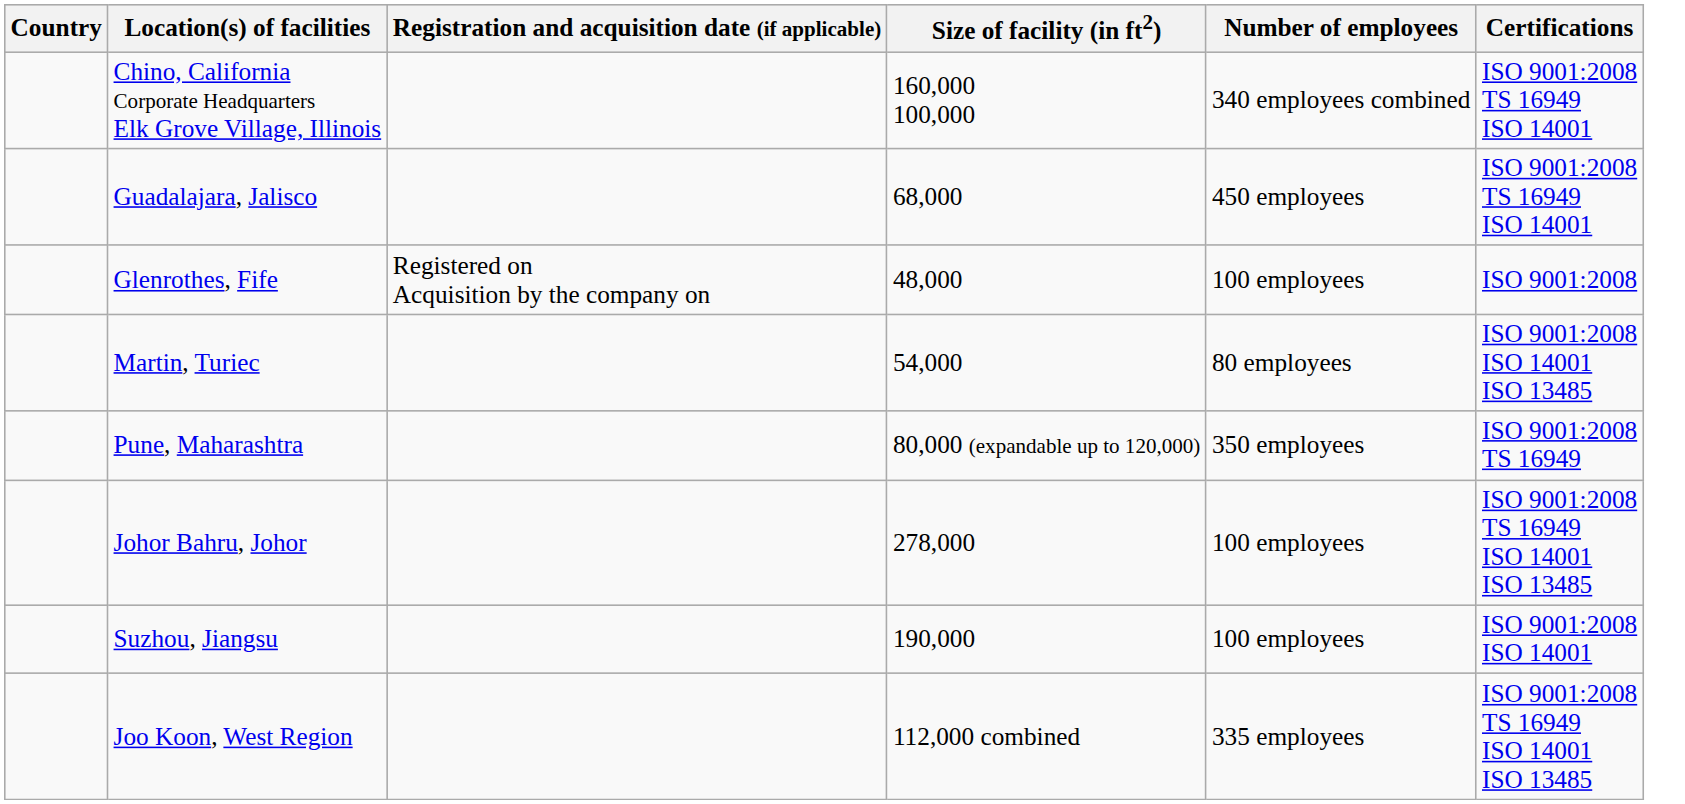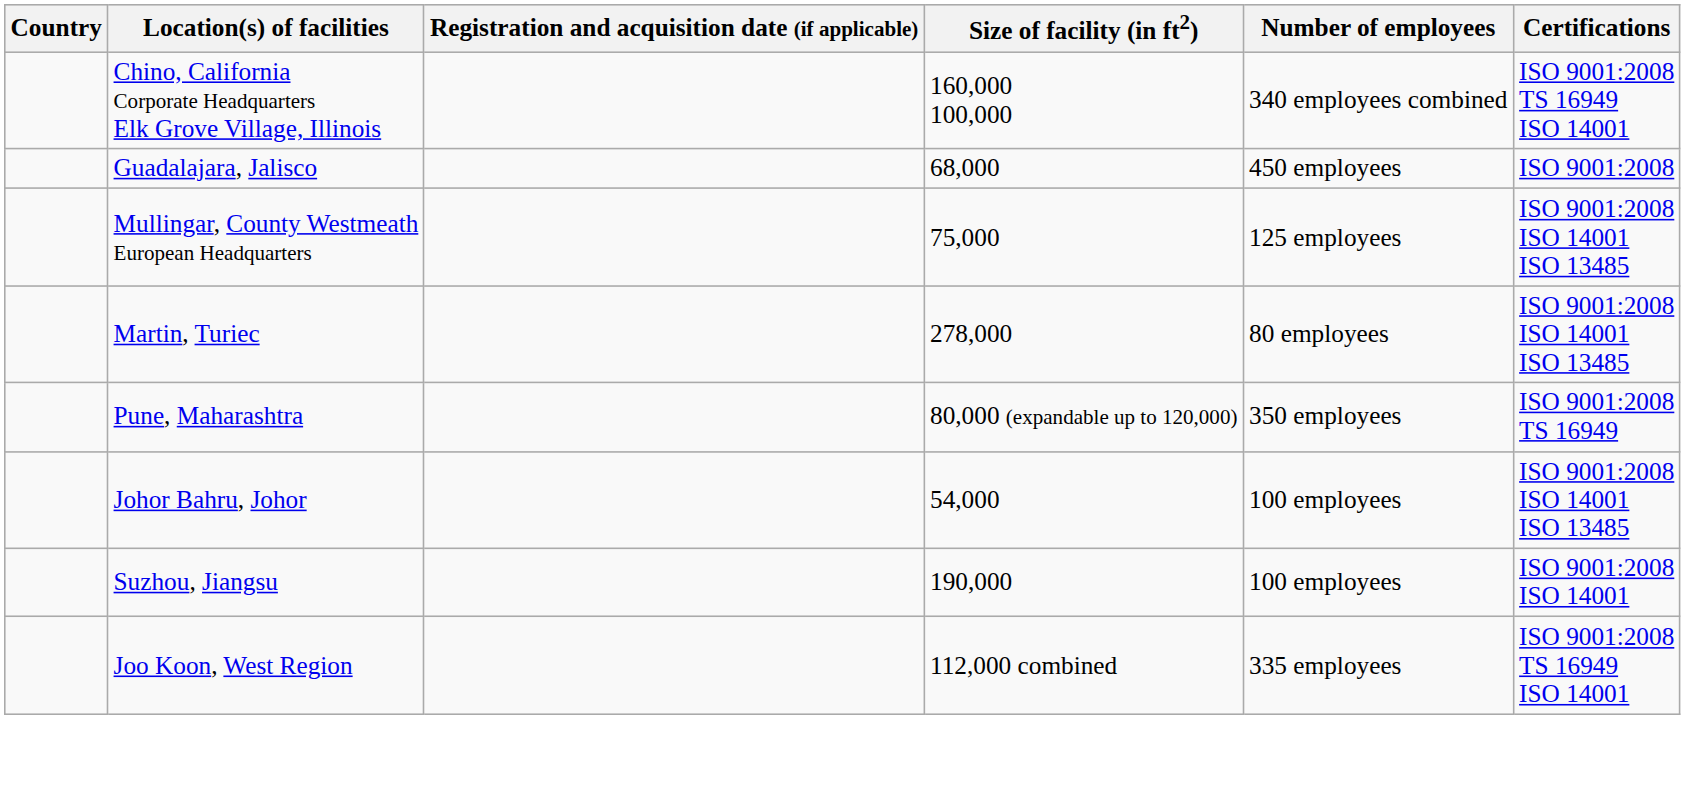(1560, 196) ISO 9001:2008 TS 16949 ISO 14001 -> (1597, 168) ISO 9001:2008
+ row: (266, 236)
- row: (196, 279)
(928, 362) 54,000 -> (971, 333) 278,000
(934, 542) 278,000 -> (965, 499) 54,000
(1560, 542) ISO 9001:2008 TS 16949 ISO 14001 ISO 13485 -> (1597, 499) ISO 9001:2008 ISO 14001 ISO 13485
(1560, 736) ISO 9001:2008 TS 16949 ISO 14001 ISO 13485 -> (1597, 664) ISO 9001:2008 TS 16949 ISO 14001
